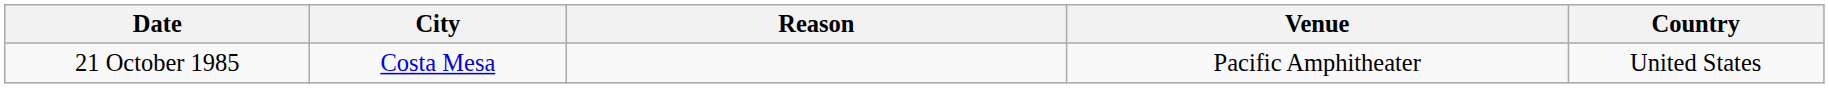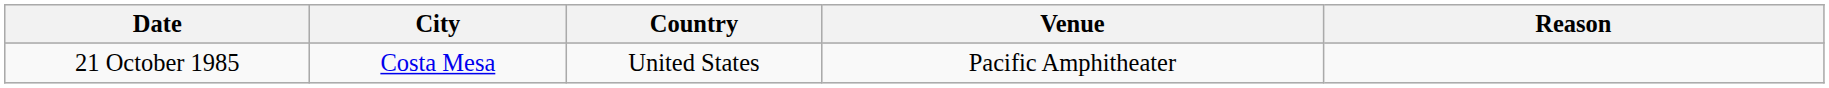columns swapped: (1696, 23) <-> (816, 23)
